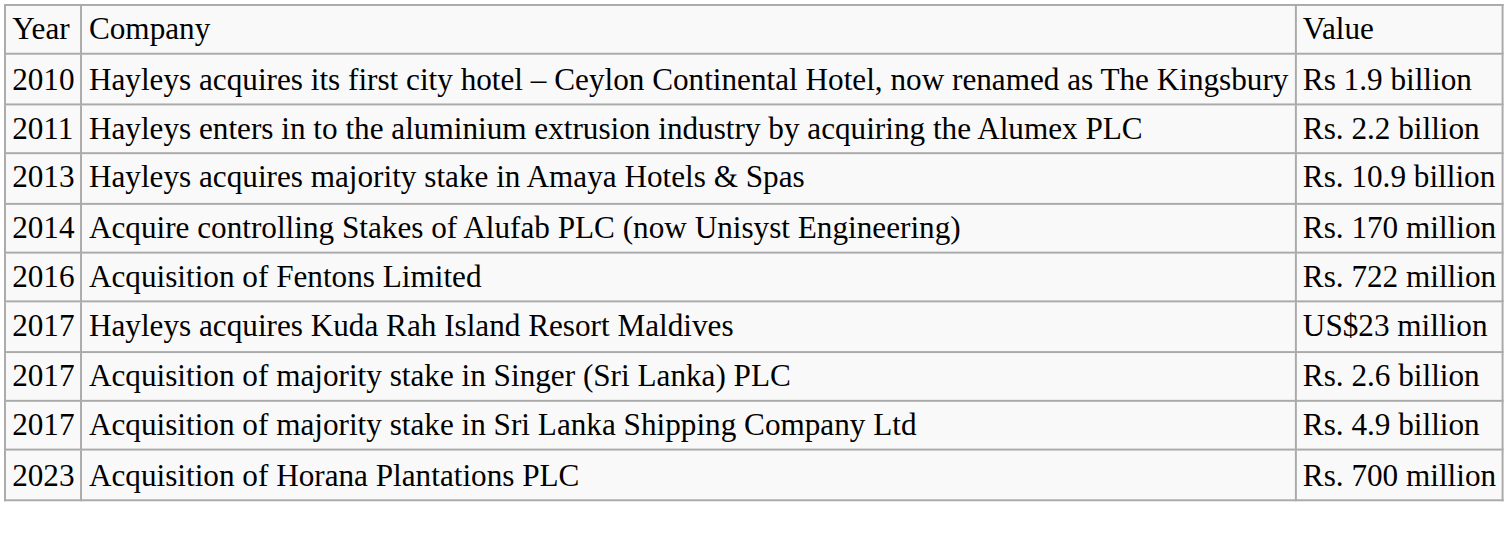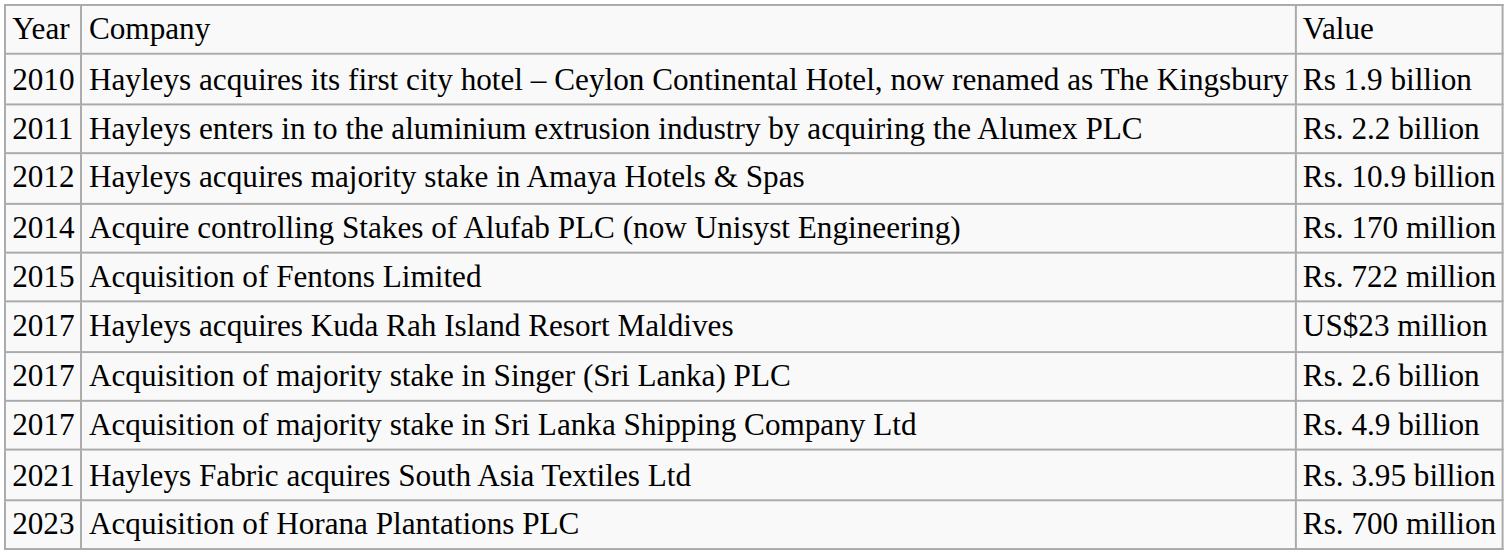(43, 177) 2013 -> (43, 177) 2012
(43, 276) 2016 -> (43, 276) 2015
+ row: (390, 474)
